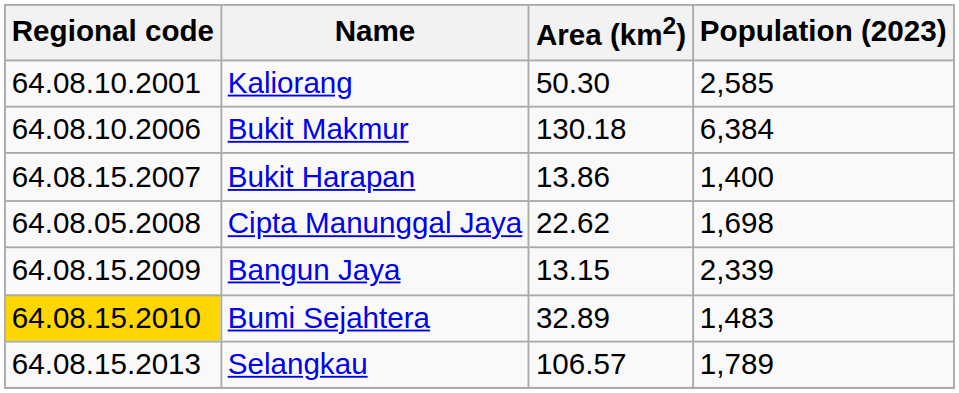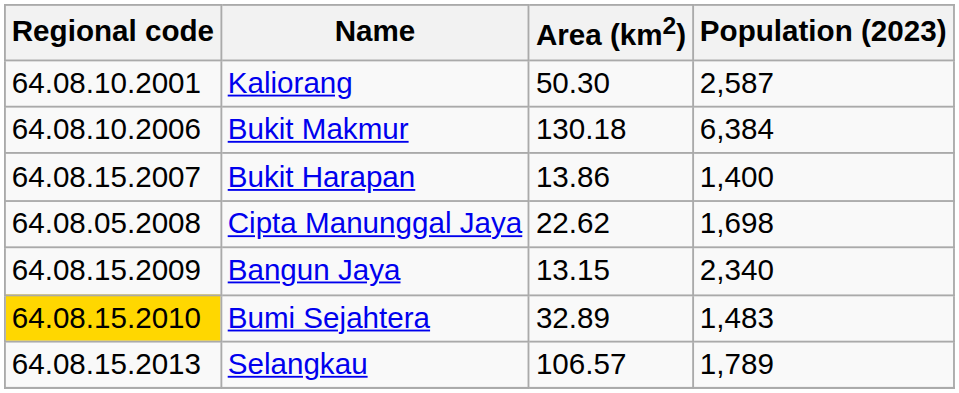(737, 82) 2,585 -> (737, 82) 2,587
(737, 270) 2,339 -> (737, 270) 2,340
